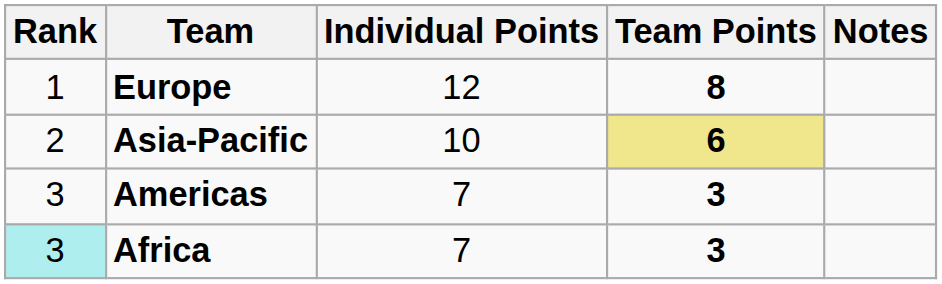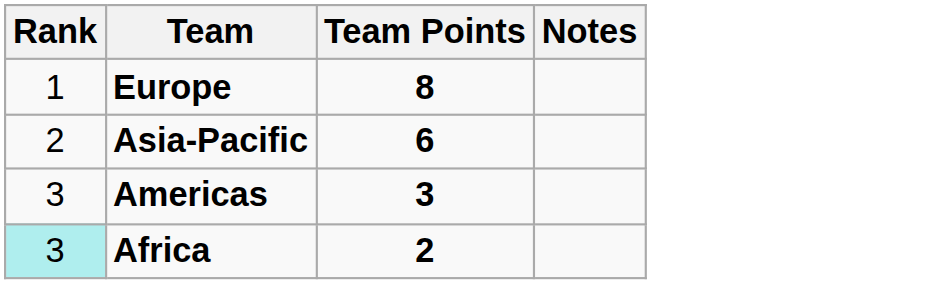- column: (461, 31)
(716, 140) khaki background -> (425, 140) no background
(716, 250) 3 -> (425, 250) 2
